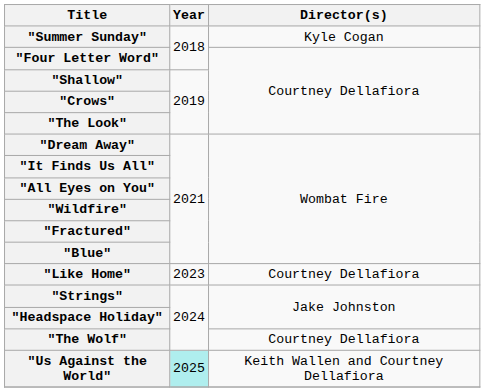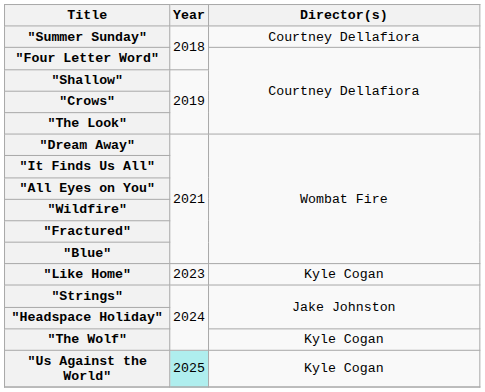(344, 37) Kyle Cogan -> (344, 37) Courtney Dellafiora
(344, 275) Courtney Dellafiora -> (344, 275) Kyle Cogan
(344, 339) Courtney Dellafiora -> (344, 339) Kyle Cogan
(344, 369) Keith Wallen and Courtney Dellafiora -> (344, 369) Kyle Cogan
